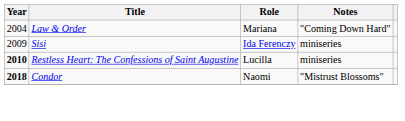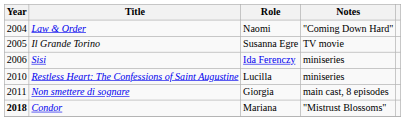(260, 28) Mariana -> (257, 28) Naomi
+ row: (66, 44)
(17, 44) 2009 -> (17, 60) 2006
(17, 60) bold -> (17, 76) normal
+ row: (80, 92)
(257, 76) Naomi -> (260, 108) Mariana
